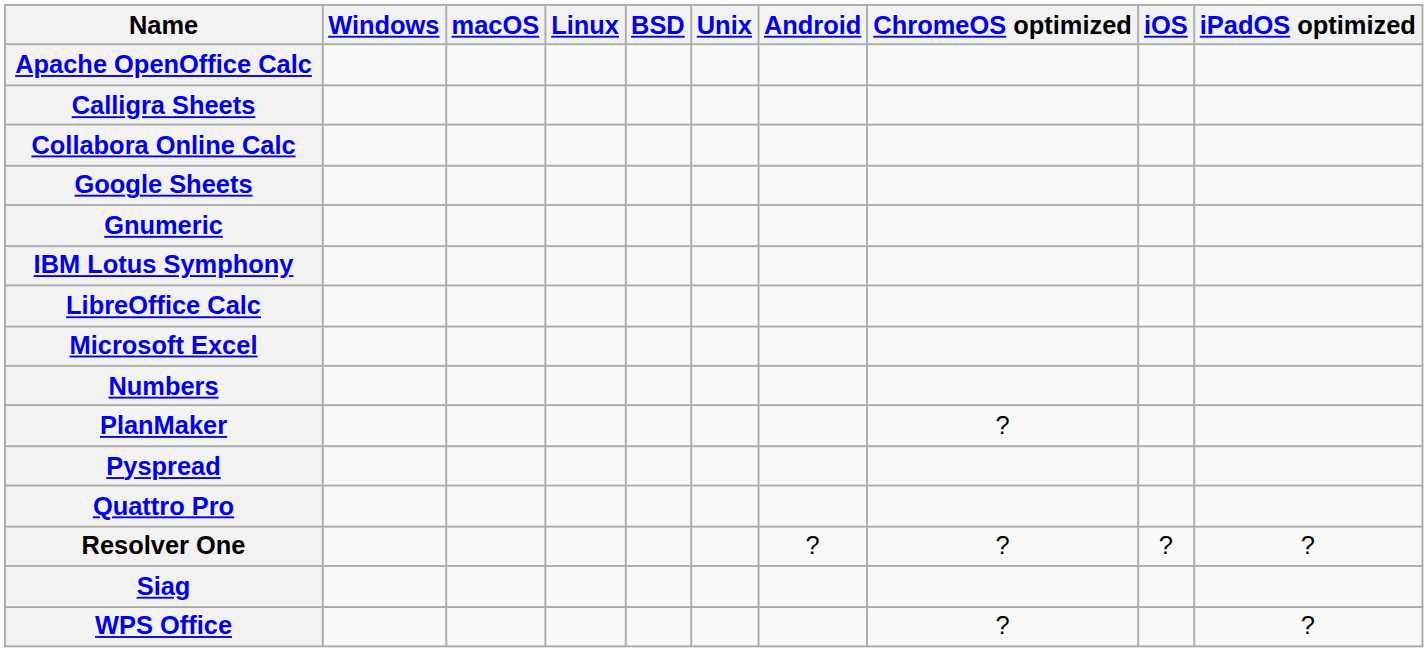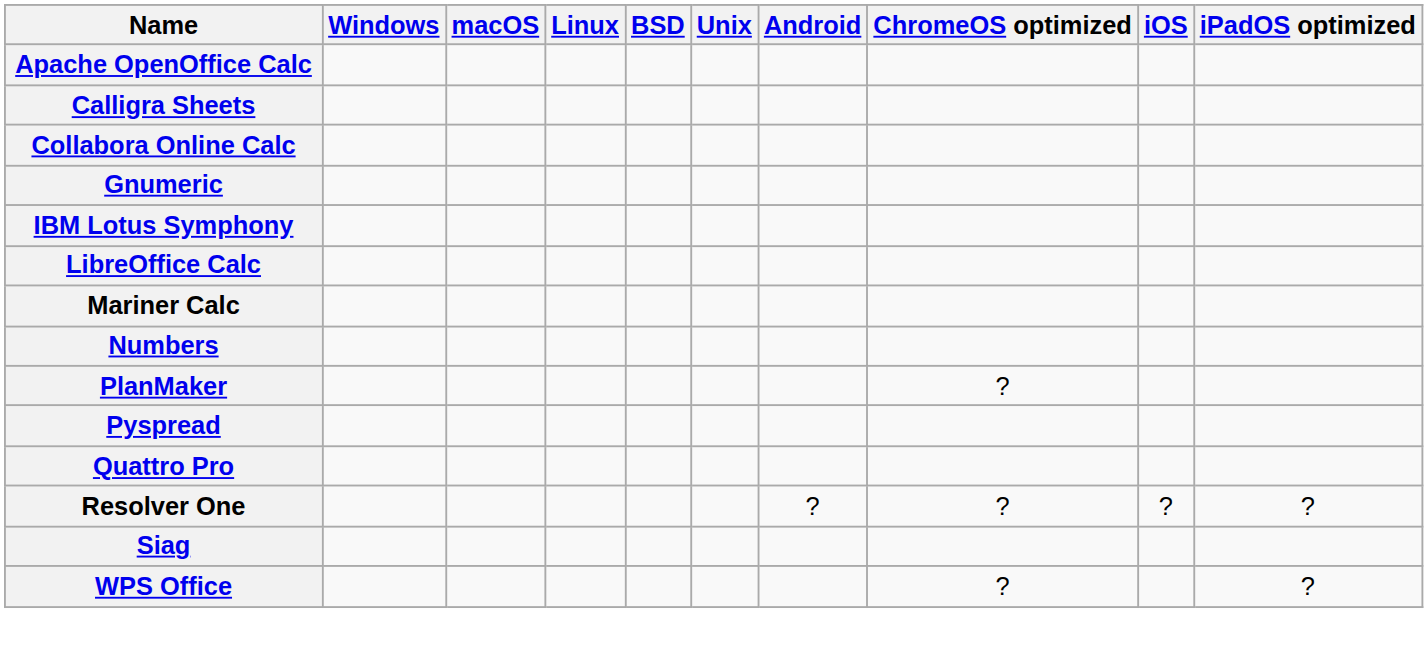- row: (164, 185)
+ row: (164, 305)
- row: (164, 345)
